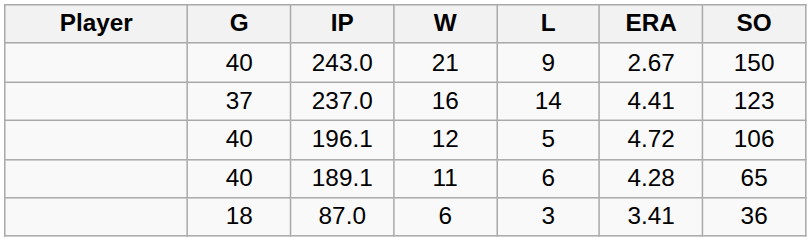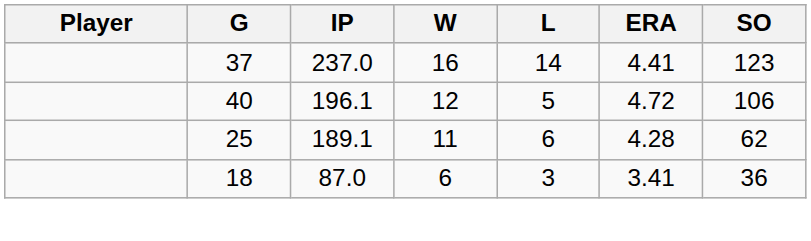- row: (342, 62)
(239, 178) 40 -> (239, 139) 25
(754, 178) 65 -> (754, 139) 62
